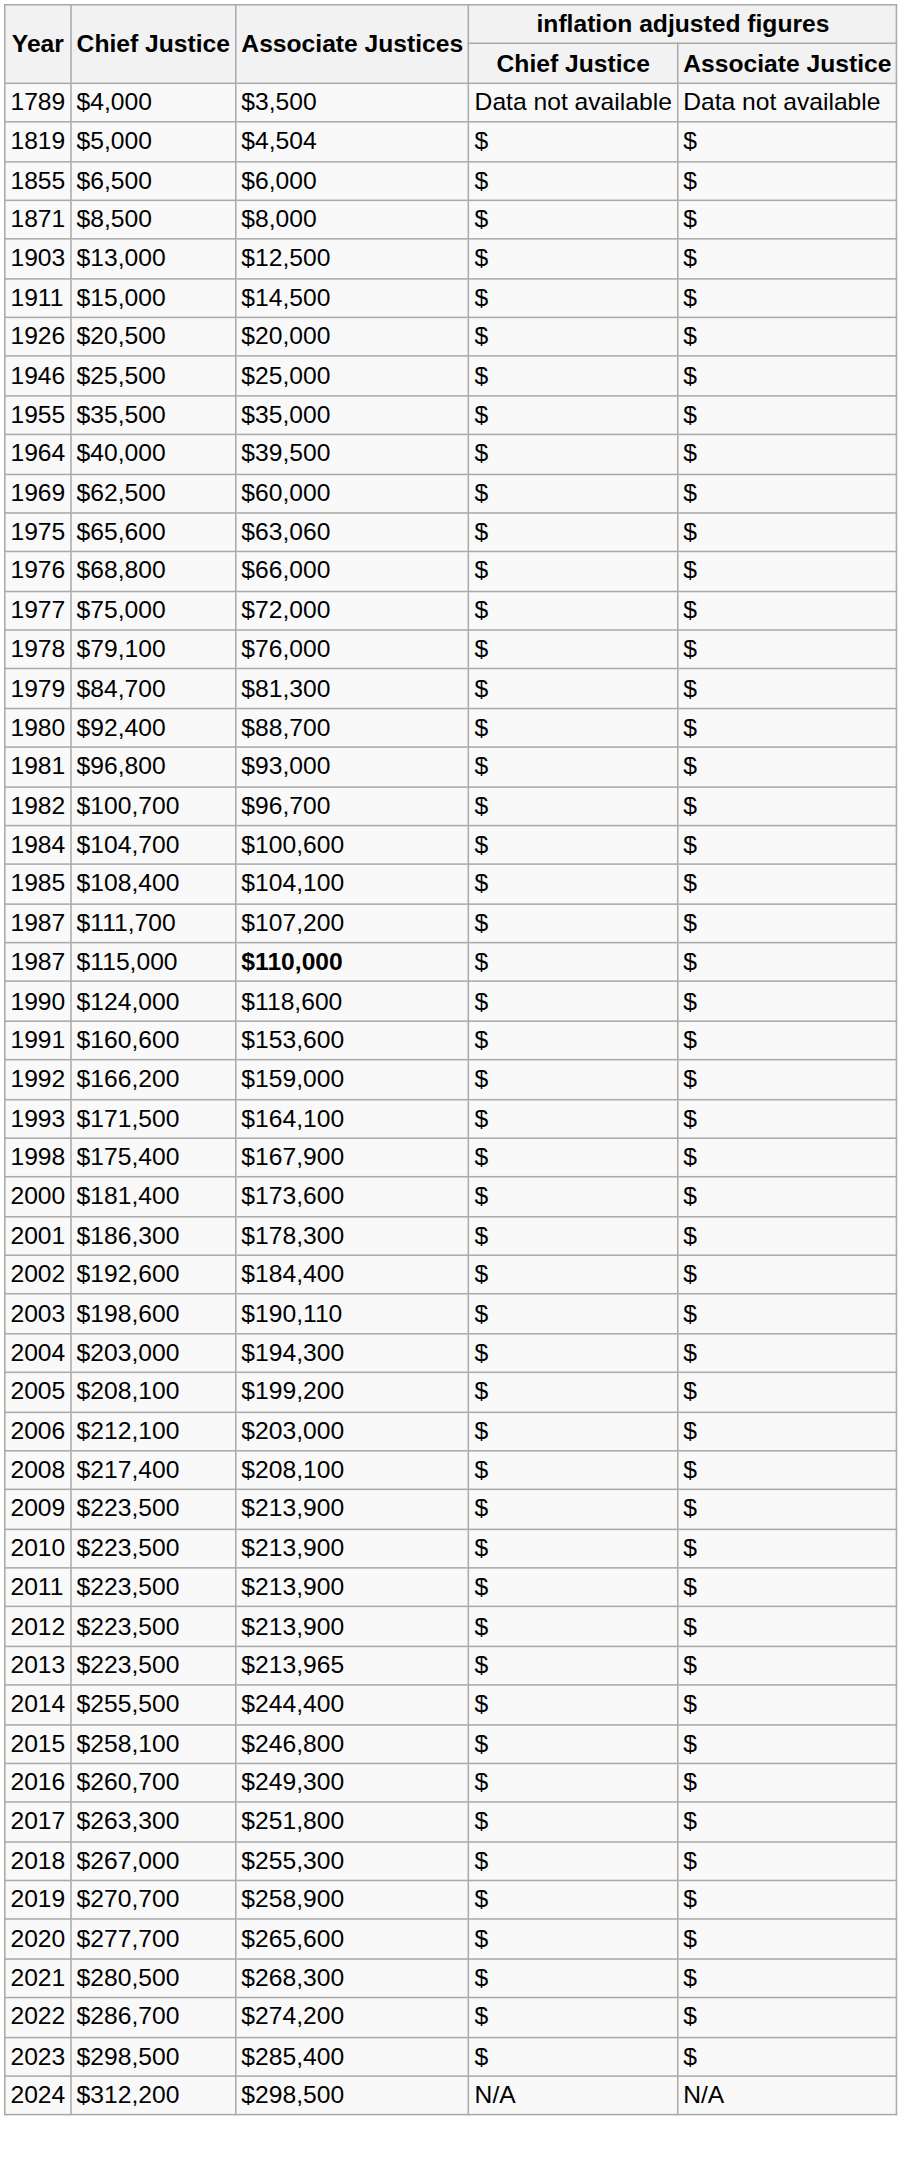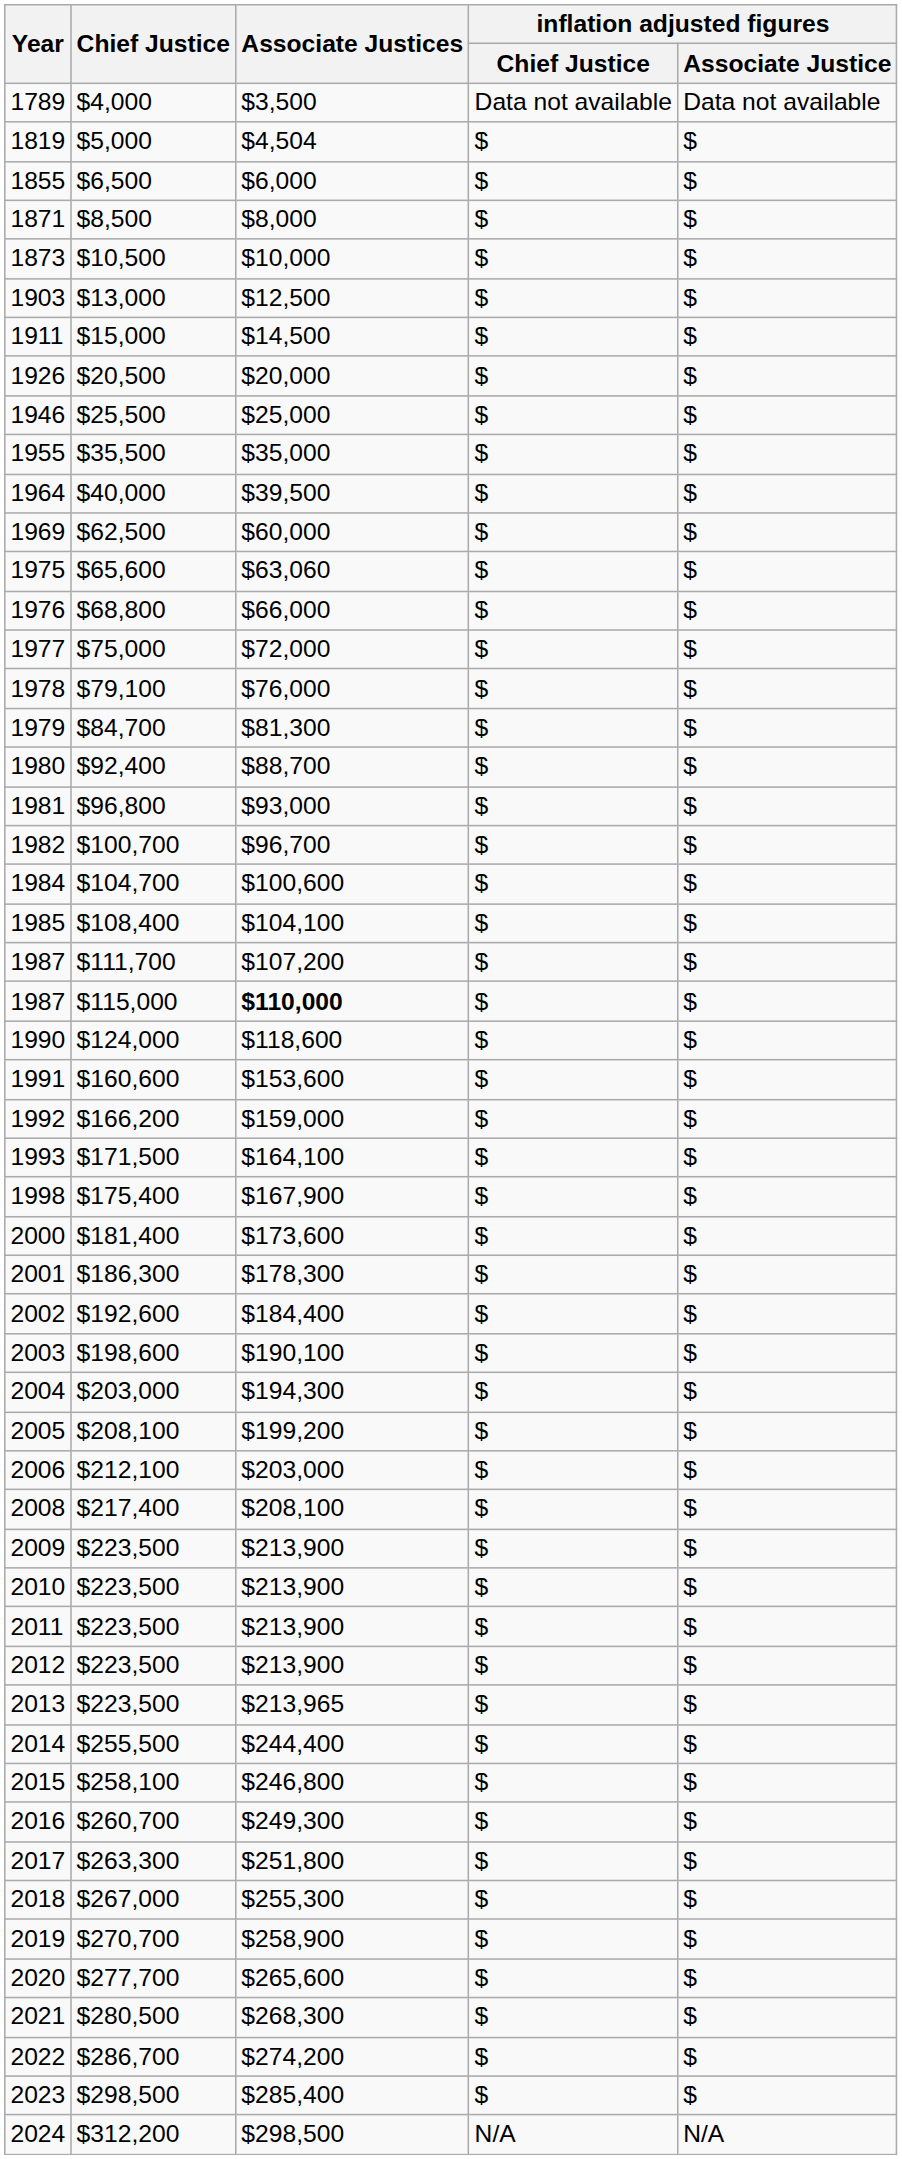+ row: (38, 258)
(292, 1313) $190,110 -> (293, 1352) $190,100
